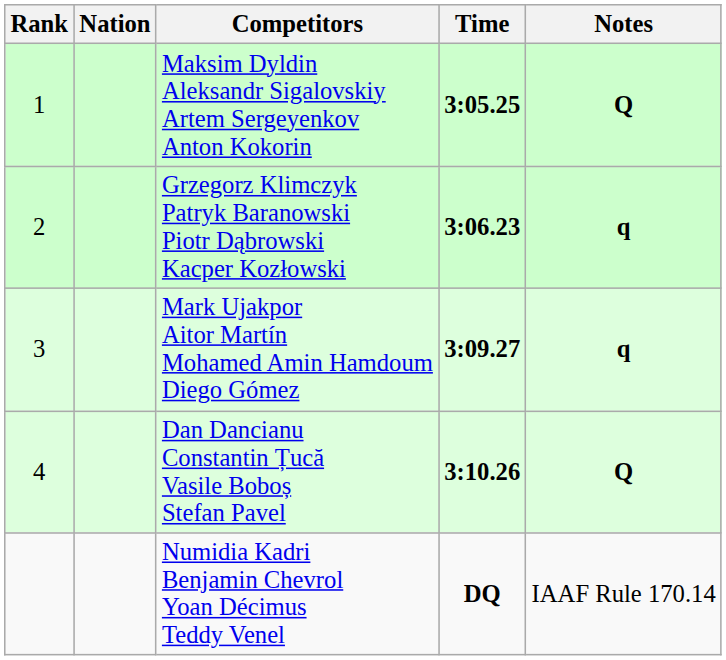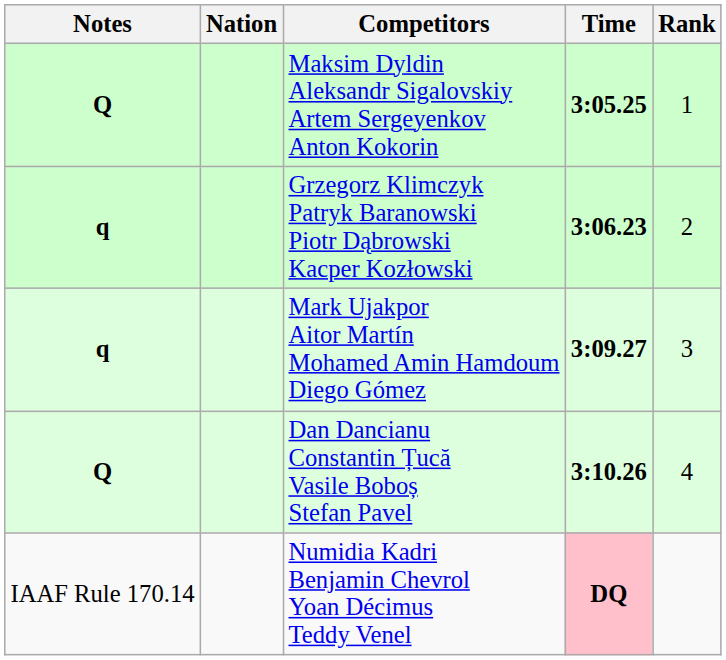columns swapped: (39, 24) <-> (624, 24)
(482, 593) no background -> (609, 593) pink background
